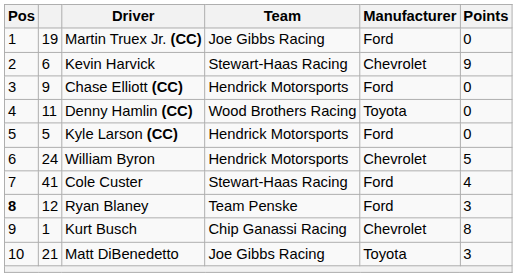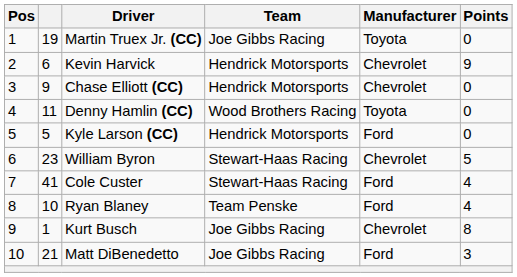(378, 39) Ford -> (385, 39) Toyota
(278, 63) Stewart-Haas Racing -> (278, 63) Hendrick Motorsports
(378, 87) Ford -> (395, 87) Chevrolet
(50, 158) 24 -> (50, 158) 23
(278, 158) Hendrick Motorsports -> (278, 158) Stewart-Haas Racing
(12, 205) bold -> (12, 205) normal
(50, 205) 12 -> (50, 205) 10
(467, 205) 3 -> (467, 205) 4
(278, 229) Chip Ganassi Racing -> (267, 229) Joe Gibbs Racing
(385, 253) Toyota -> (378, 253) Ford
